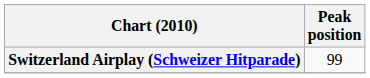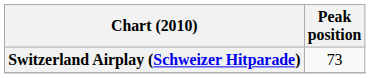(335, 60) 99 -> (335, 60) 73
